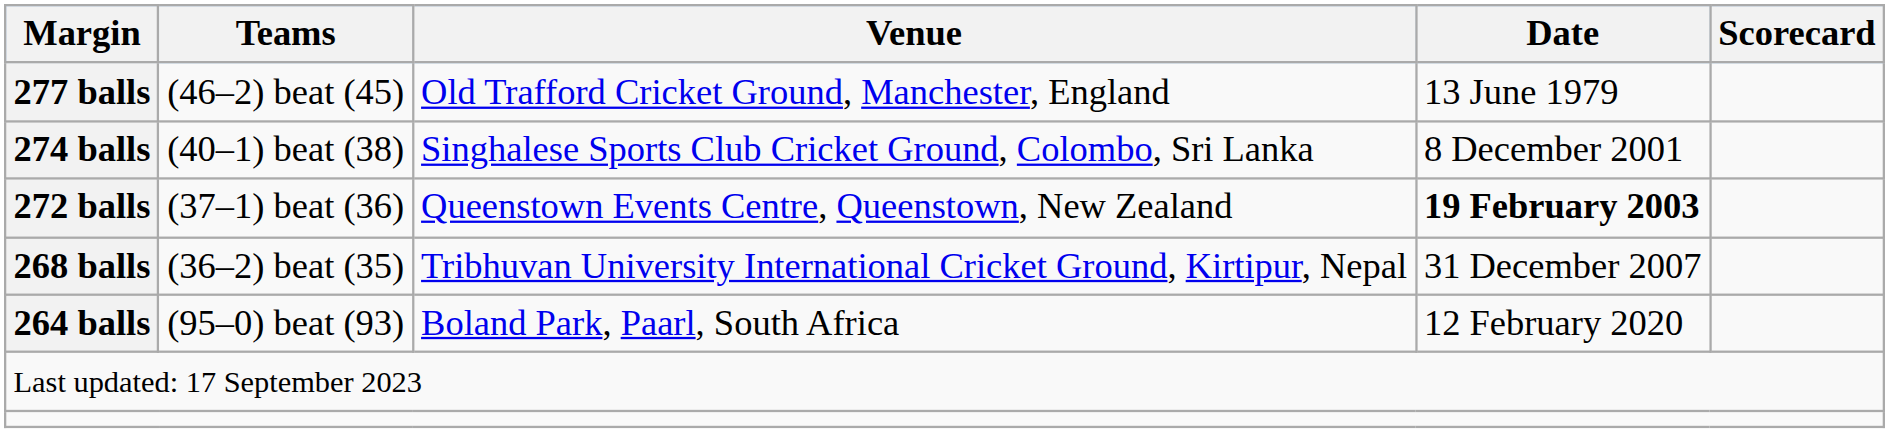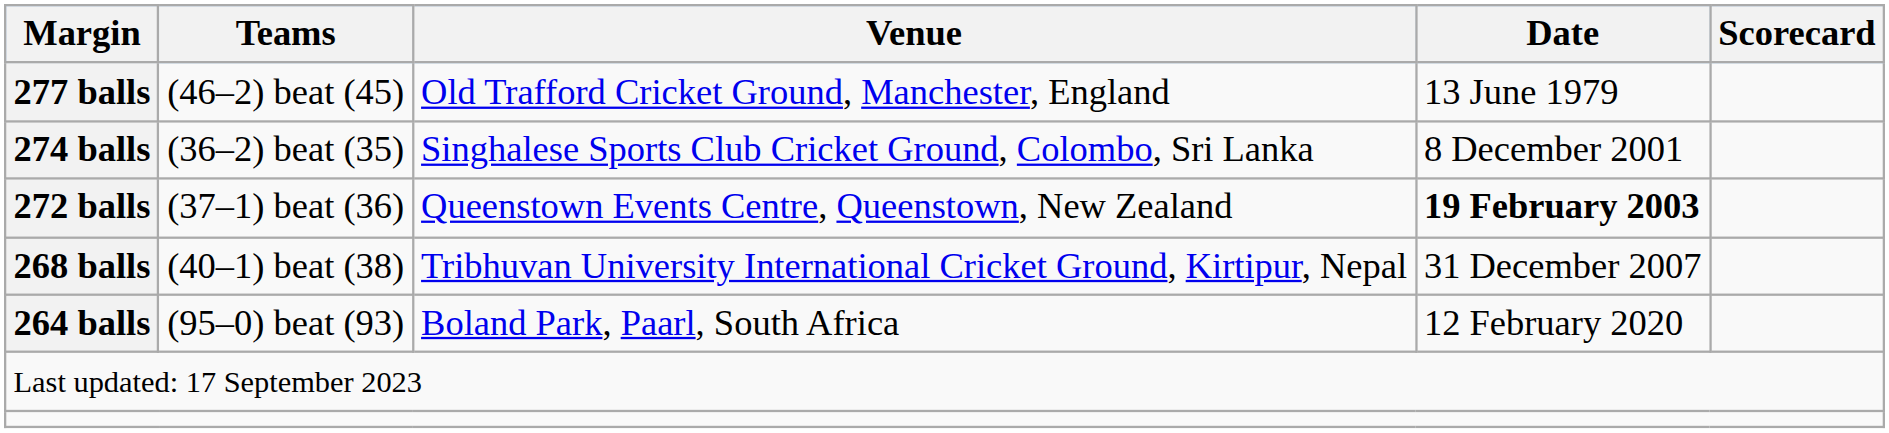(286, 149) (40–1) beat (38) -> (286, 149) (36–2) beat (35)
(286, 264) (36–2) beat (35) -> (286, 264) (40–1) beat (38)
